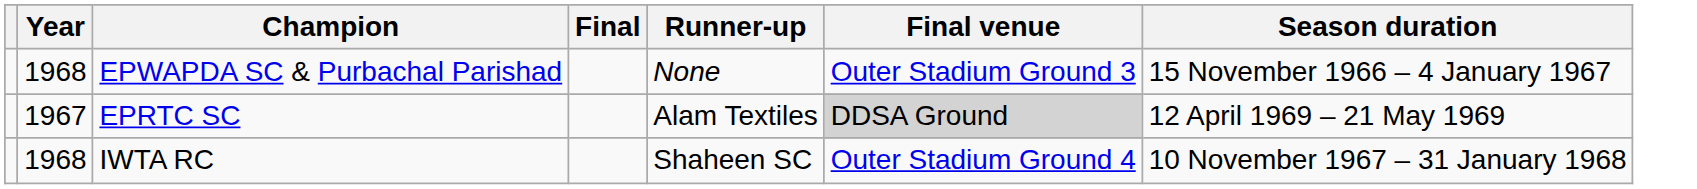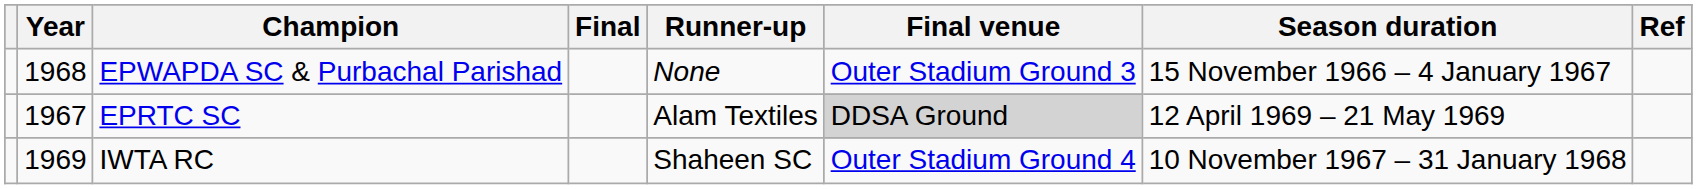+ column: (1662, 26)
(55, 159) 1968 -> (55, 159) 1969
